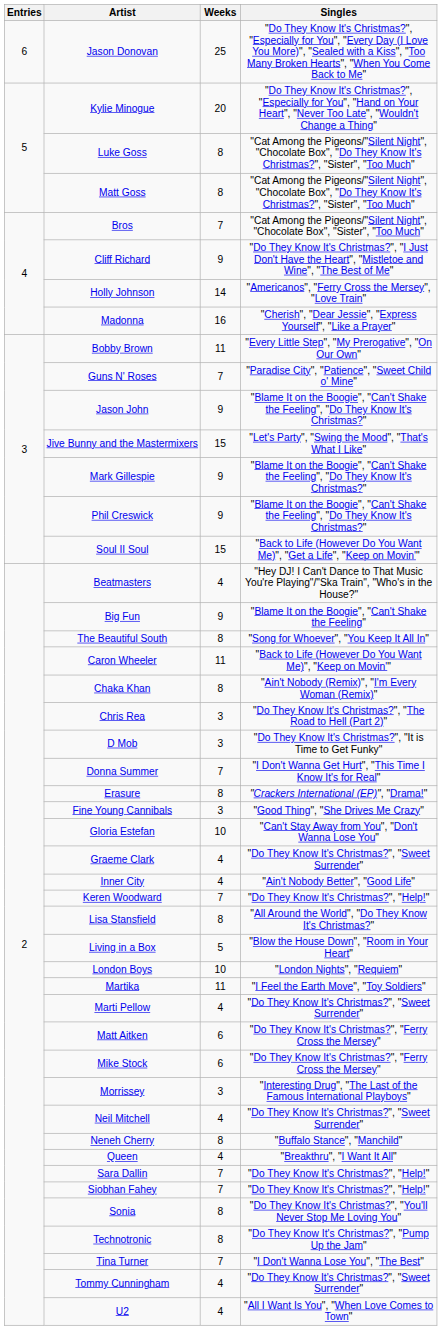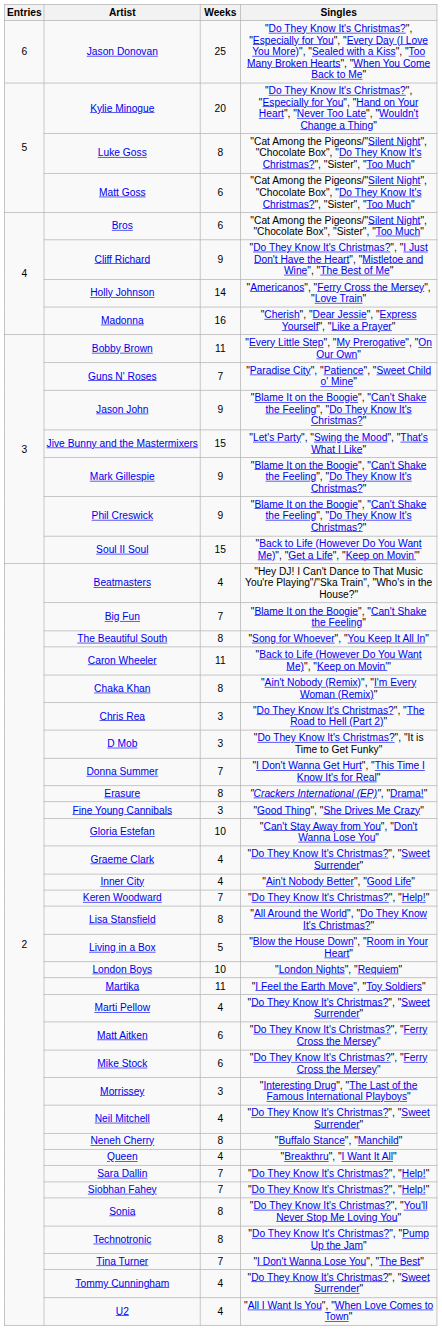(220, 192) 8 -> (220, 192) 6
(220, 226) 7 -> (220, 226) 6
(220, 617) 9 -> (220, 617) 7
